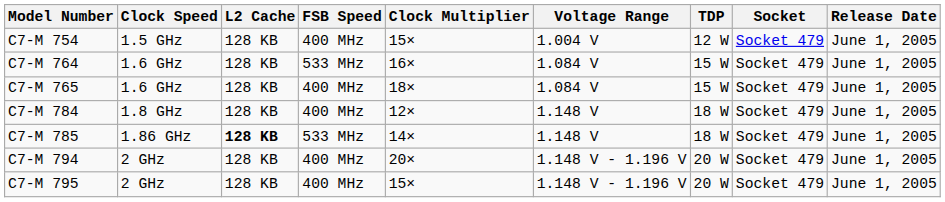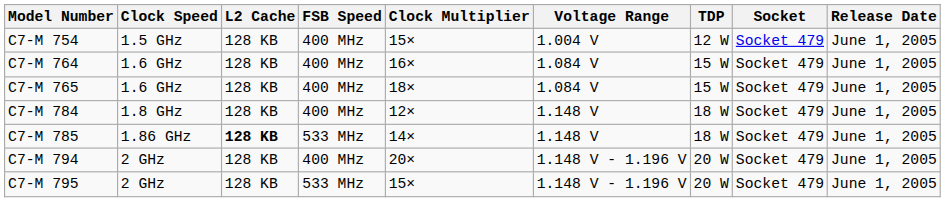(333, 64) 533 MHz -> (333, 64) 400 MHz
(333, 184) 400 MHz -> (333, 184) 533 MHz
